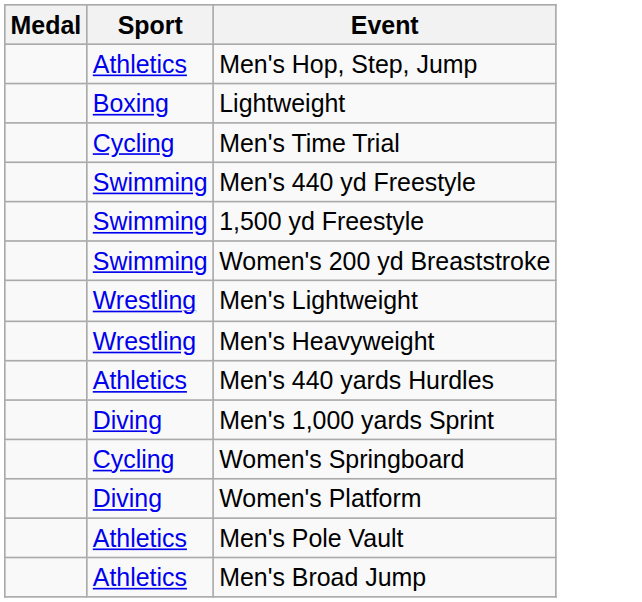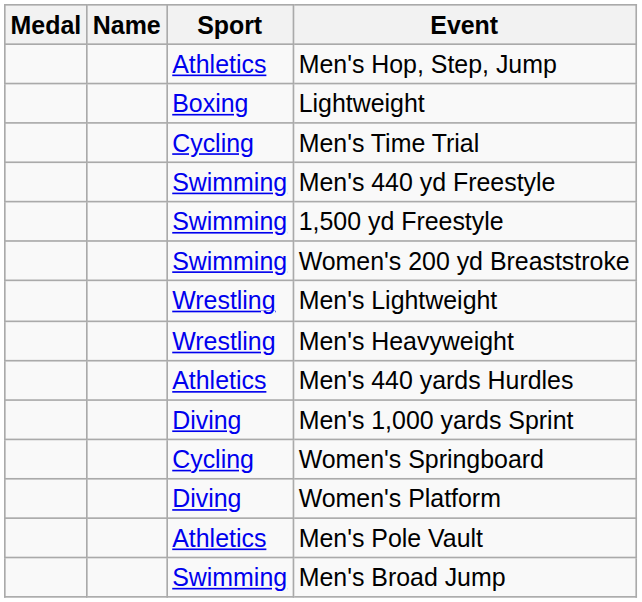+ column: (127, 25)
(140, 577) Athletics -> (230, 577) Swimming
